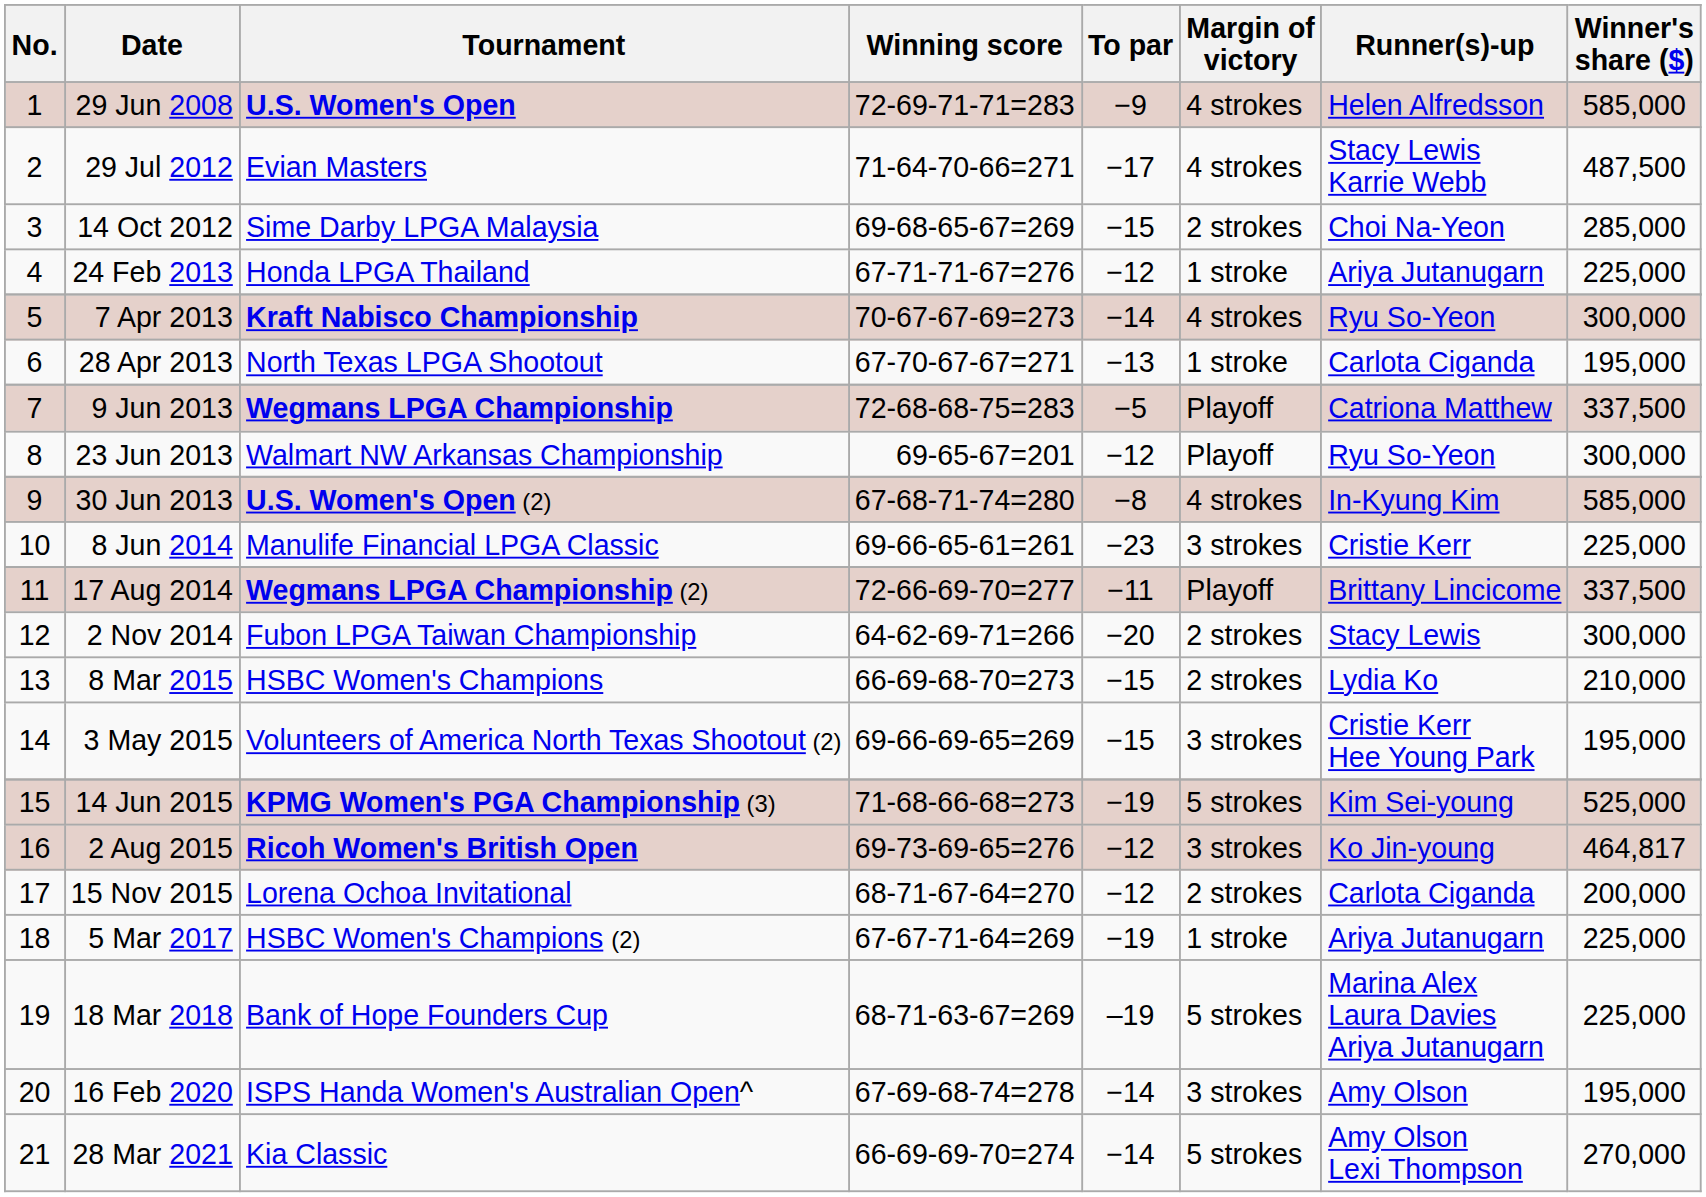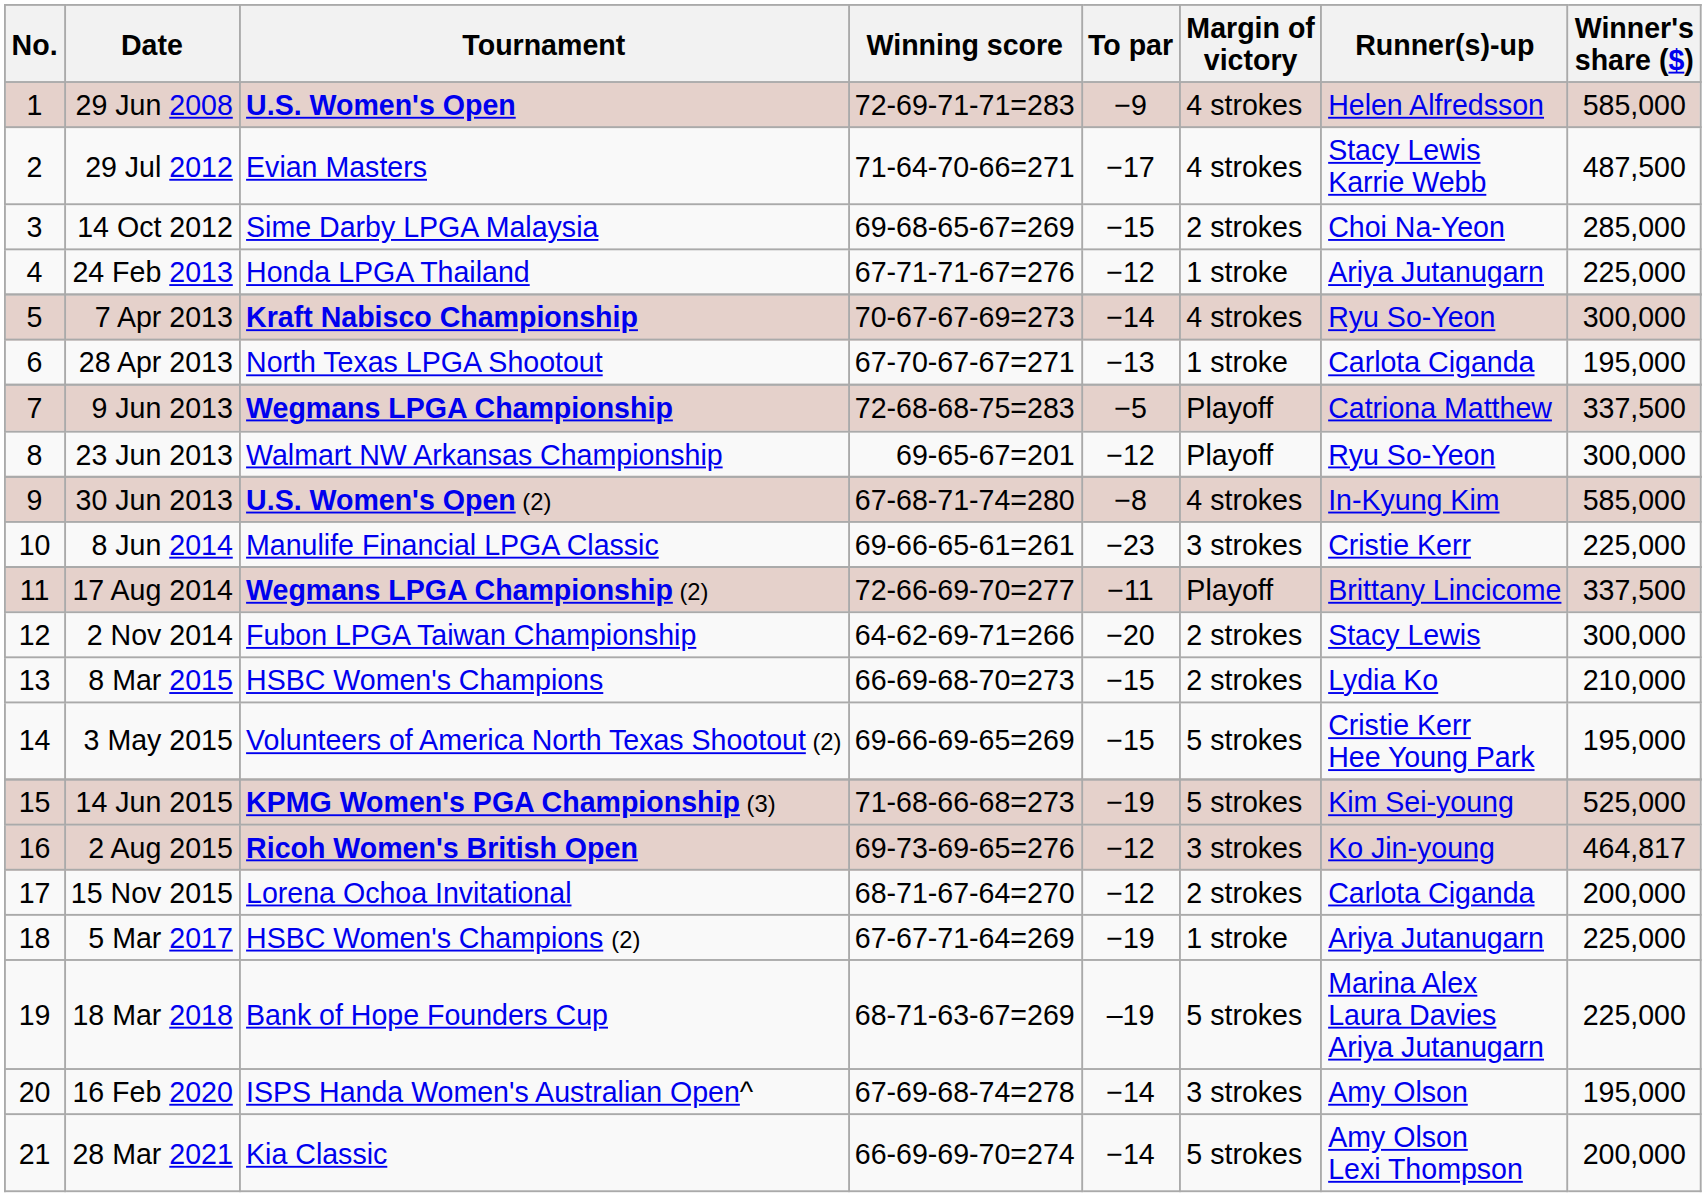(1244, 741) 3 strokes -> (1244, 741) 5 strokes
(1634, 1154) 270,000 -> (1634, 1154) 200,000
